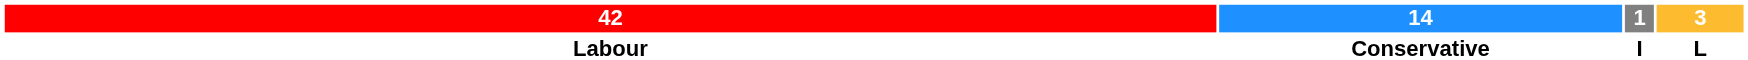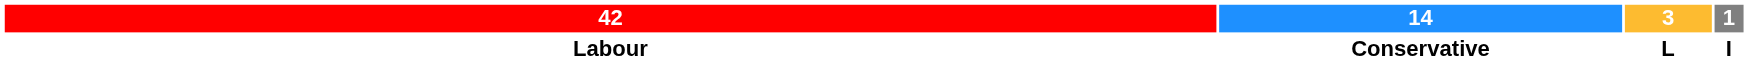columns swapped: (1700, 18) <-> (1640, 18)
